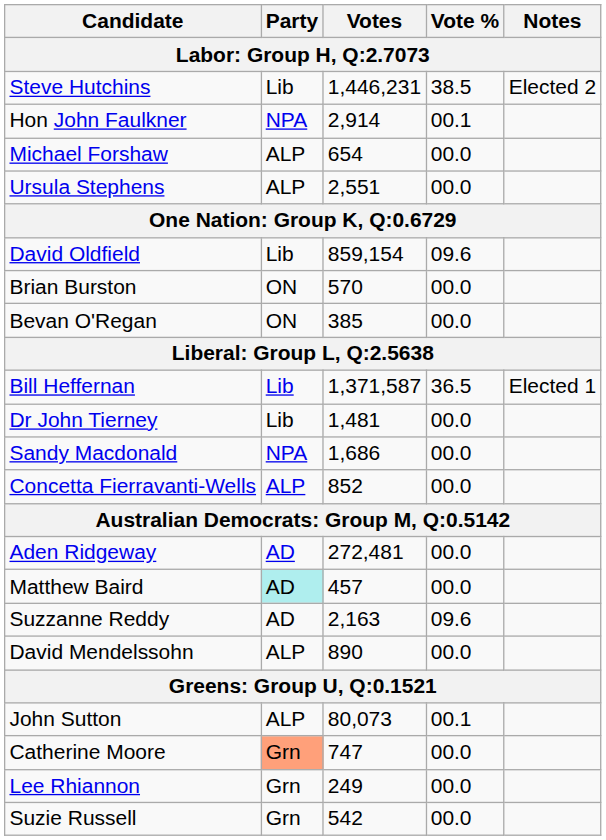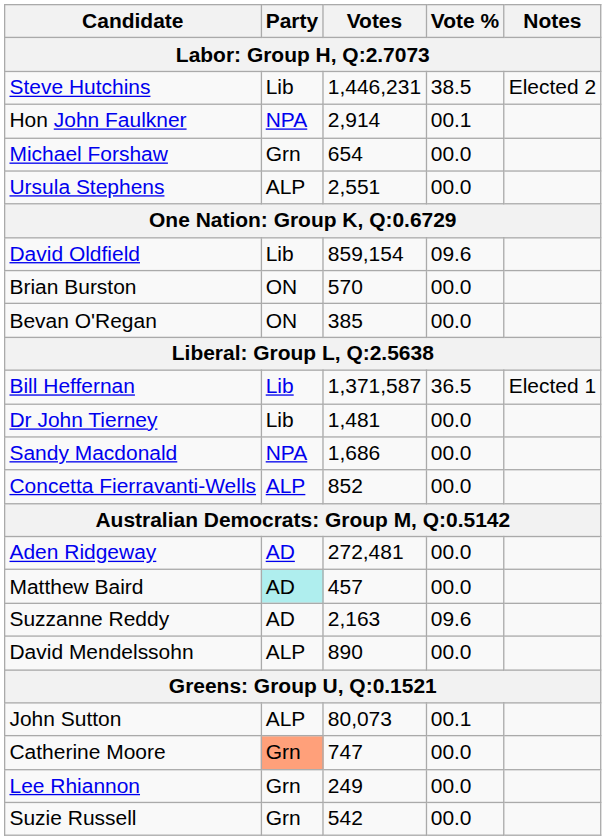(286, 154) ALP -> (283, 154) Grn
